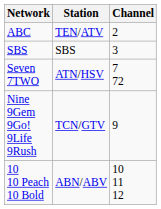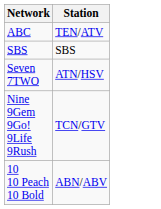- column: (133, 13)
